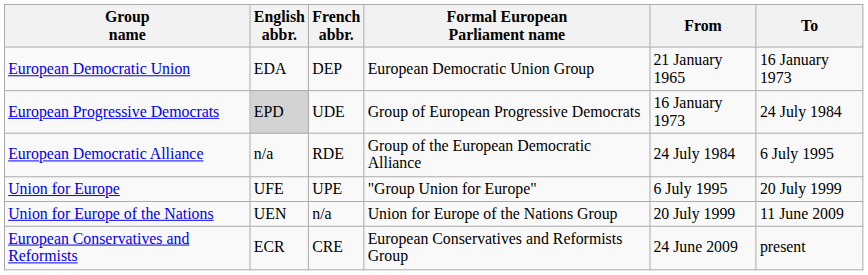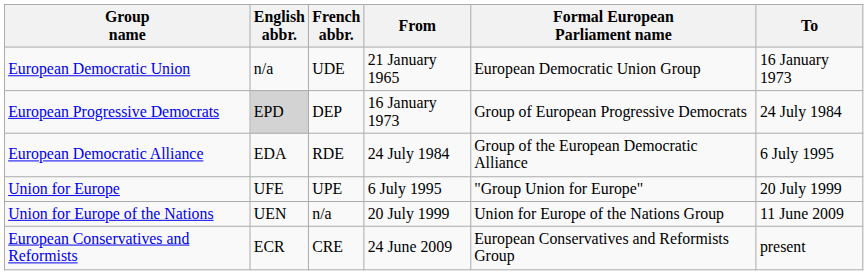columns swapped: (507, 25) <-> (703, 25)
(270, 68) EDA -> (264, 68) n/a
(327, 68) DEP -> (329, 68) UDE
(329, 111) UDE -> (327, 111) DEP
(264, 154) n/a -> (270, 154) EDA
